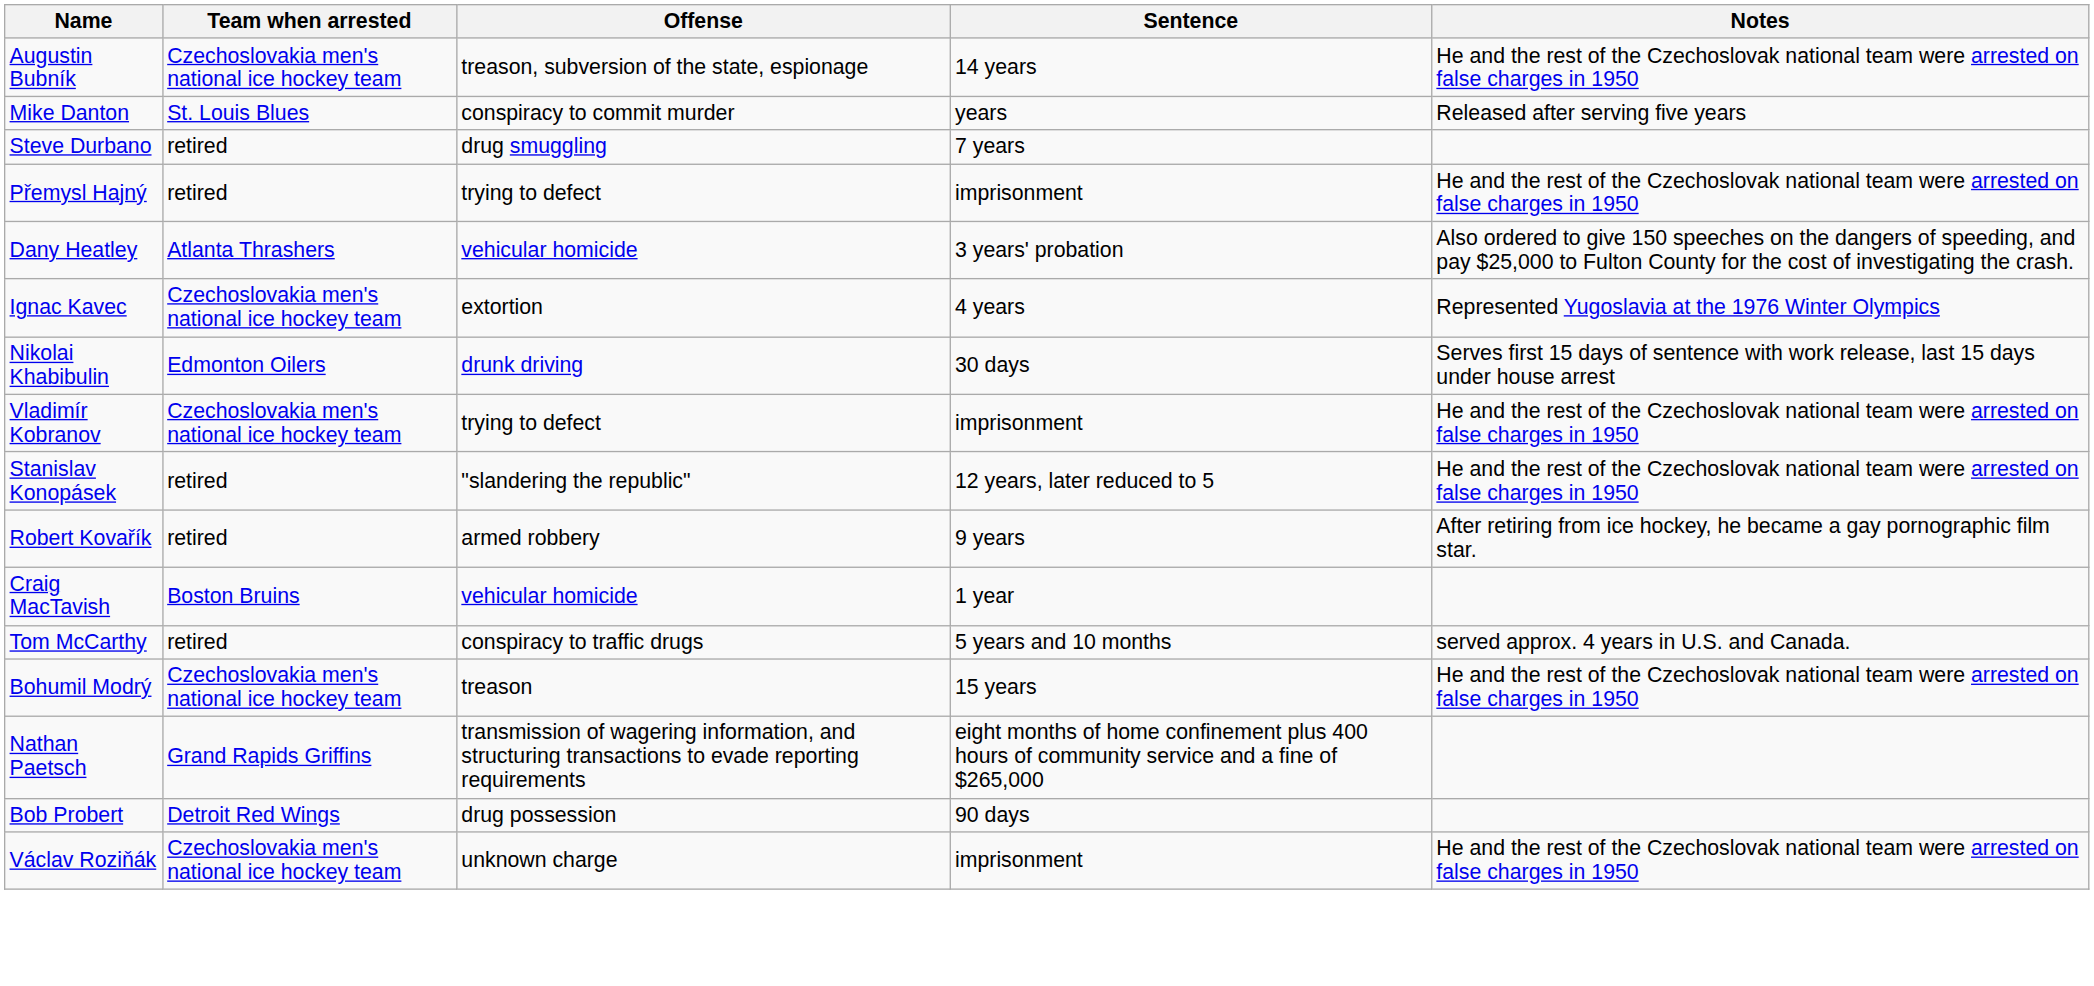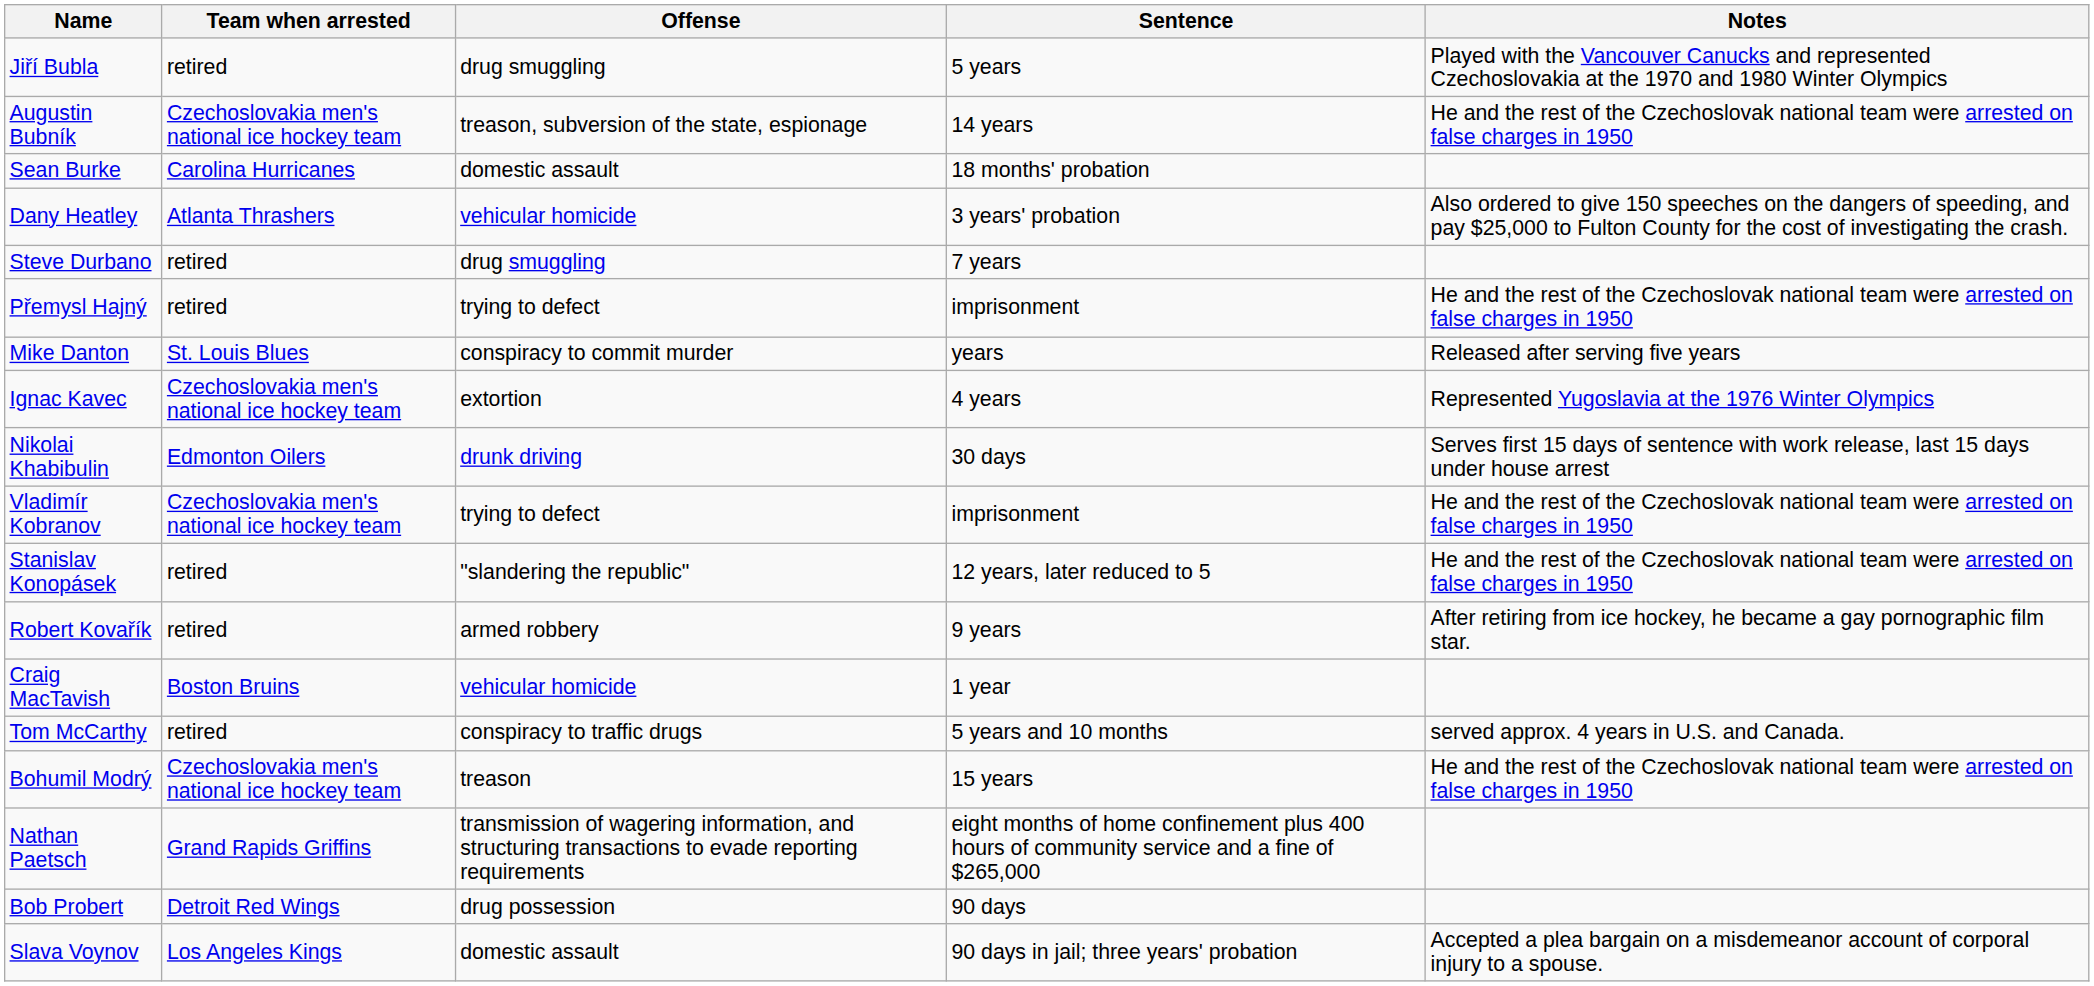+ row: (54, 67)
+ row: (65, 170)
rows swapped: (69, 112) <-> (73, 249)
- row: (83, 860)
+ row: (74, 952)
